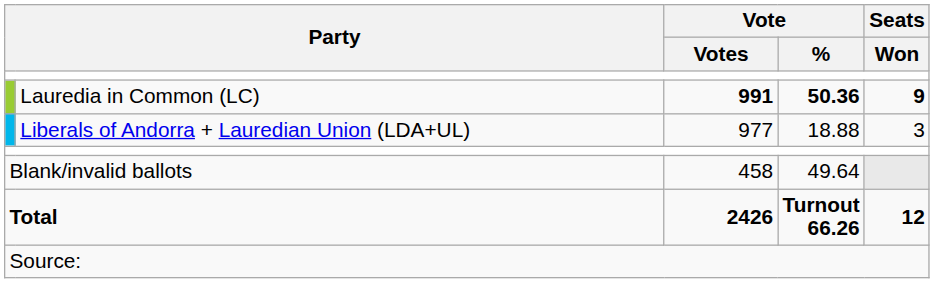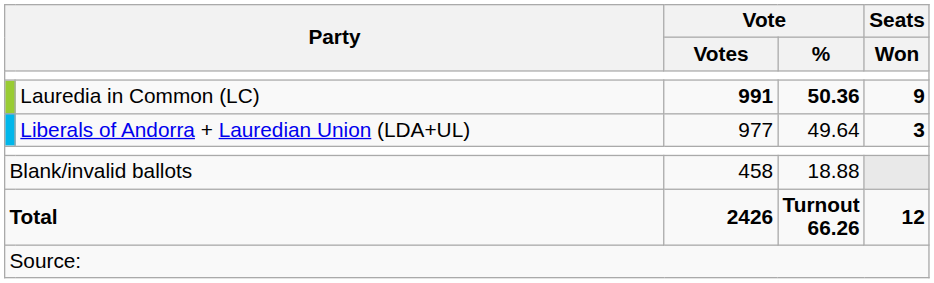(834, 129) 18.88 -> (834, 129) 49.64
(919, 129) normal -> (919, 129) bold
(834, 172) 49.64 -> (834, 172) 18.88
